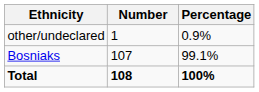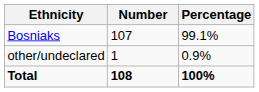rows swapped: (34, 55) <-> (56, 35)
